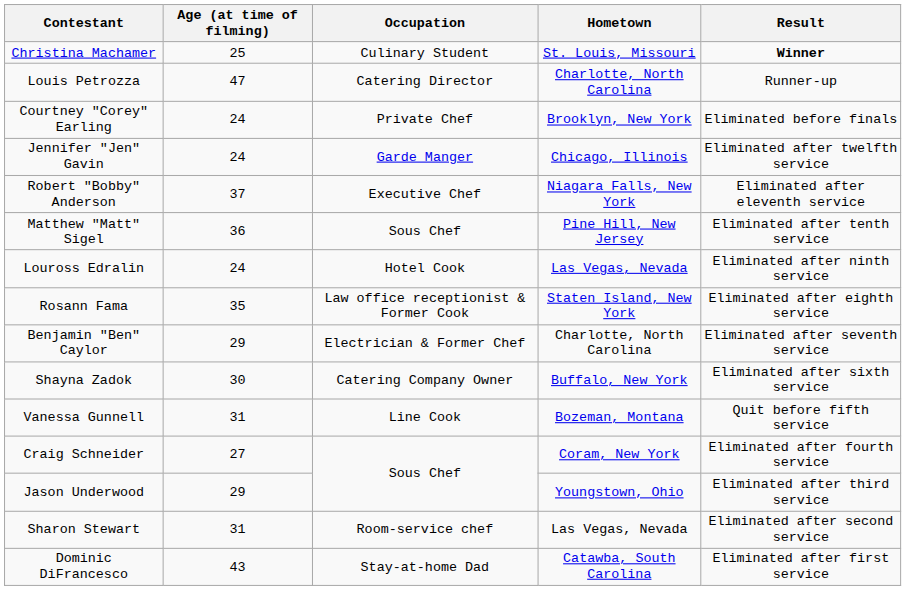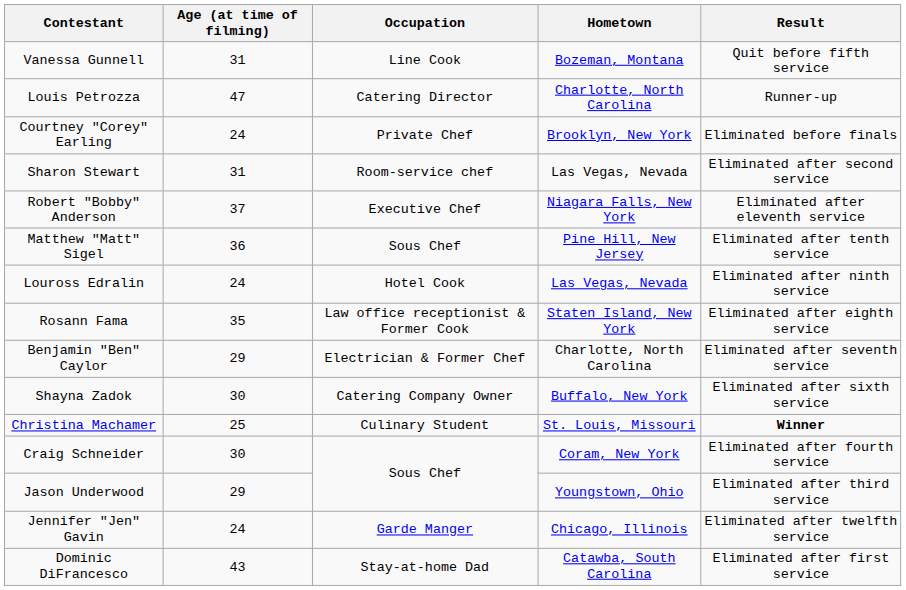rows swapped: (84, 53) <-> (84, 418)
rows swapped: (84, 157) <-> (84, 530)
(238, 455) 27 -> (238, 455) 30
